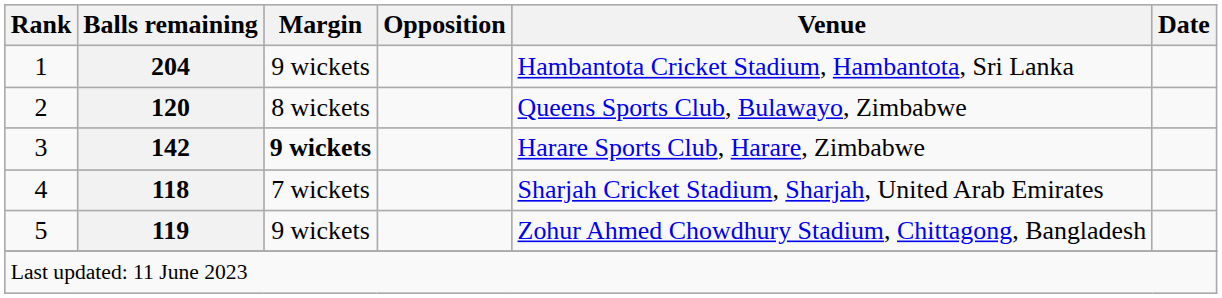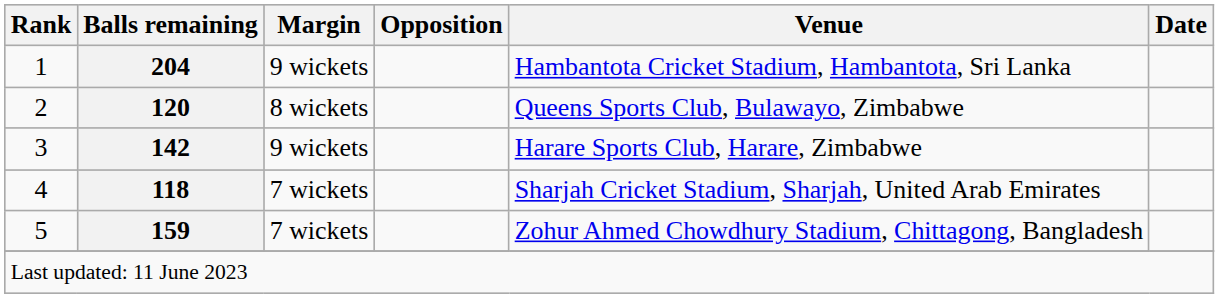(320, 148) bold -> (319, 148) normal
(171, 230) 119 -> (171, 230) 159
(320, 230) 9 wickets -> (319, 230) 7 wickets
